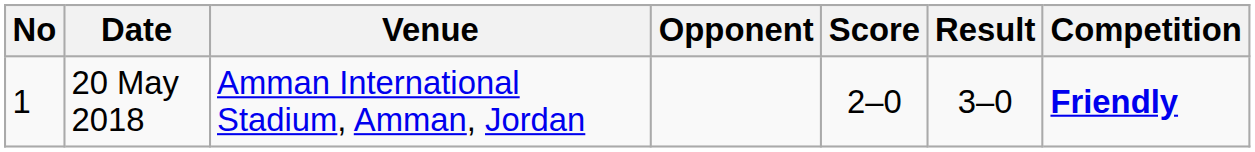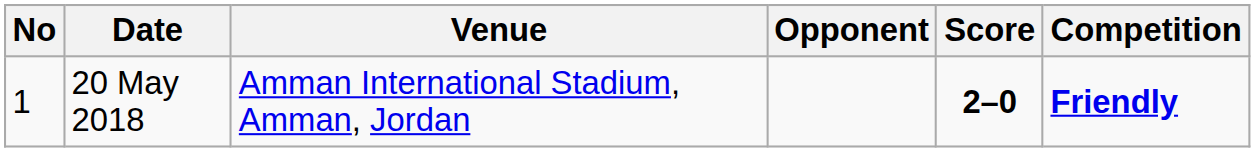- column: (985, 30)
(874, 100) normal -> (990, 100) bold
